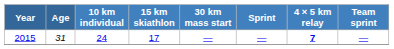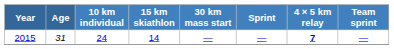(154, 37) 17 -> (154, 37) 14
